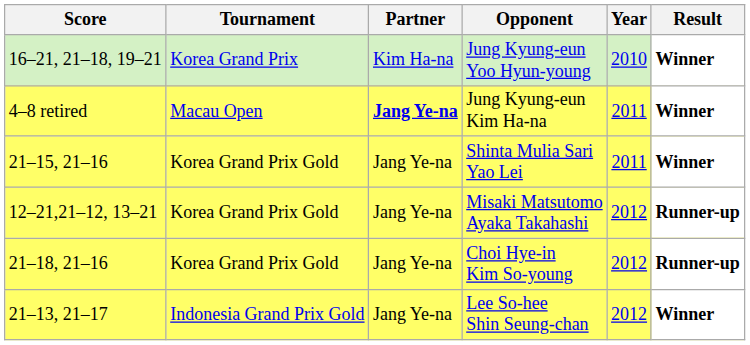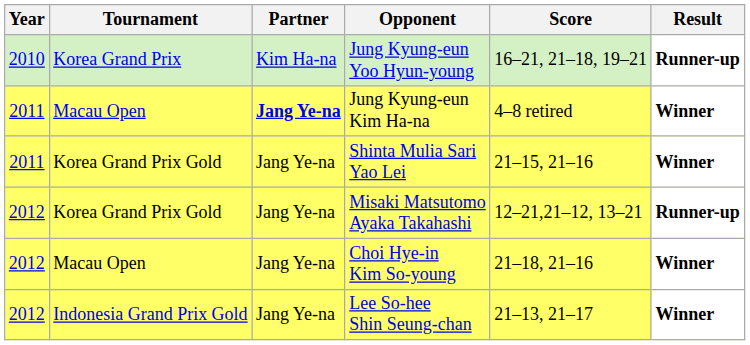columns swapped: (629, 19) <-> (85, 19)
(685, 60) Winner -> (698, 60) Runner-up
(254, 263) Korea Grand Prix Gold -> (99, 263) Macau Open
(698, 263) Runner-up -> (685, 263) Winner
